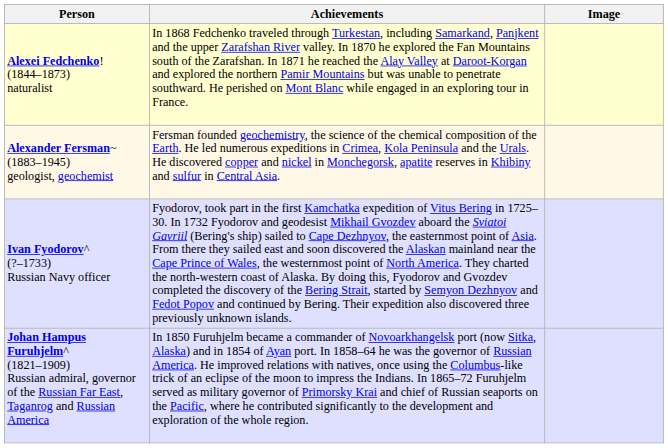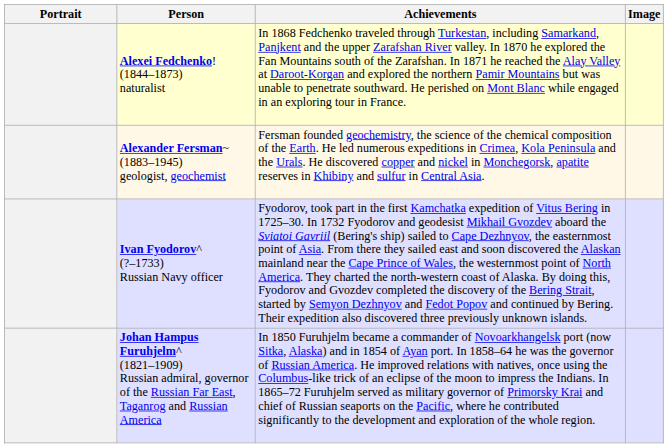+ column: (61, 14)
